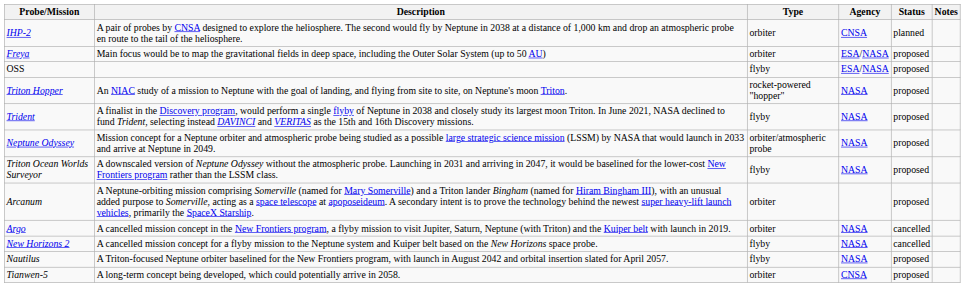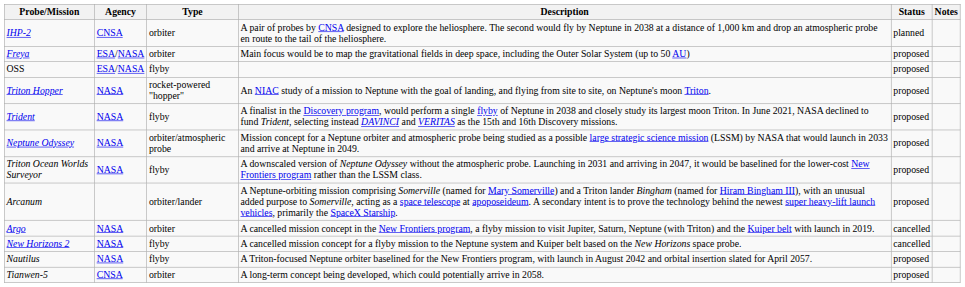columns swapped: (865, 12) <-> (421, 12)
(762, 201) orbiter -> (175, 201) orbiter/lander
